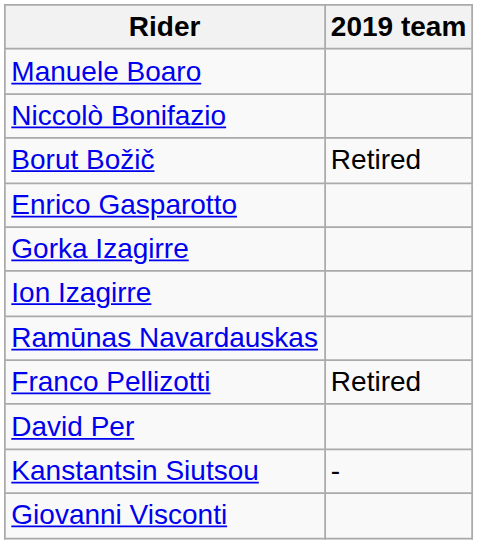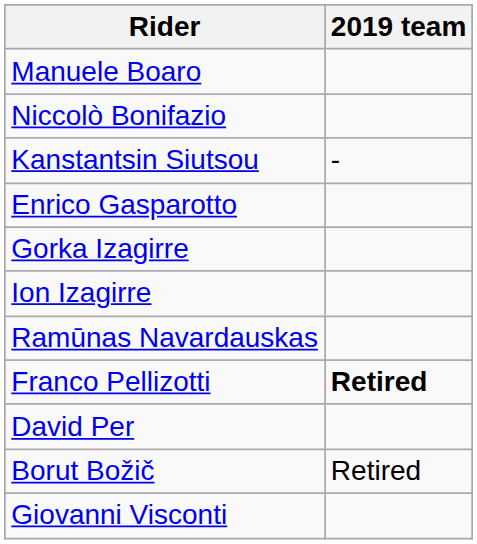rows swapped: (83, 159) <-> (135, 470)
(376, 381) normal -> (379, 381) bold
